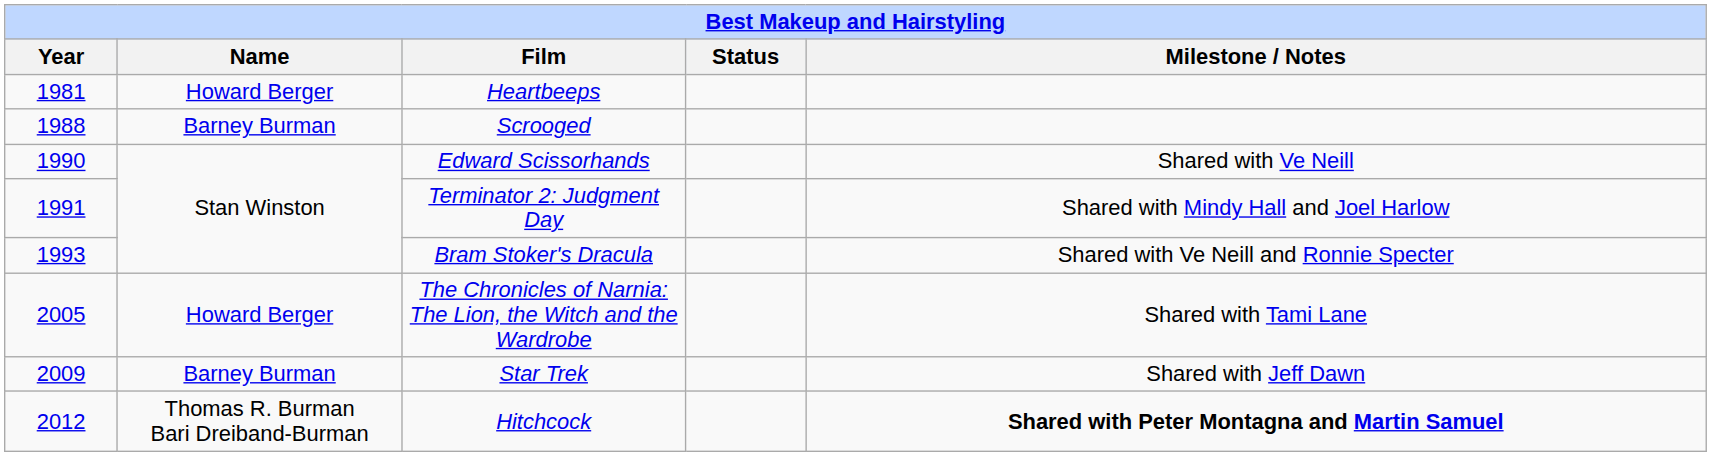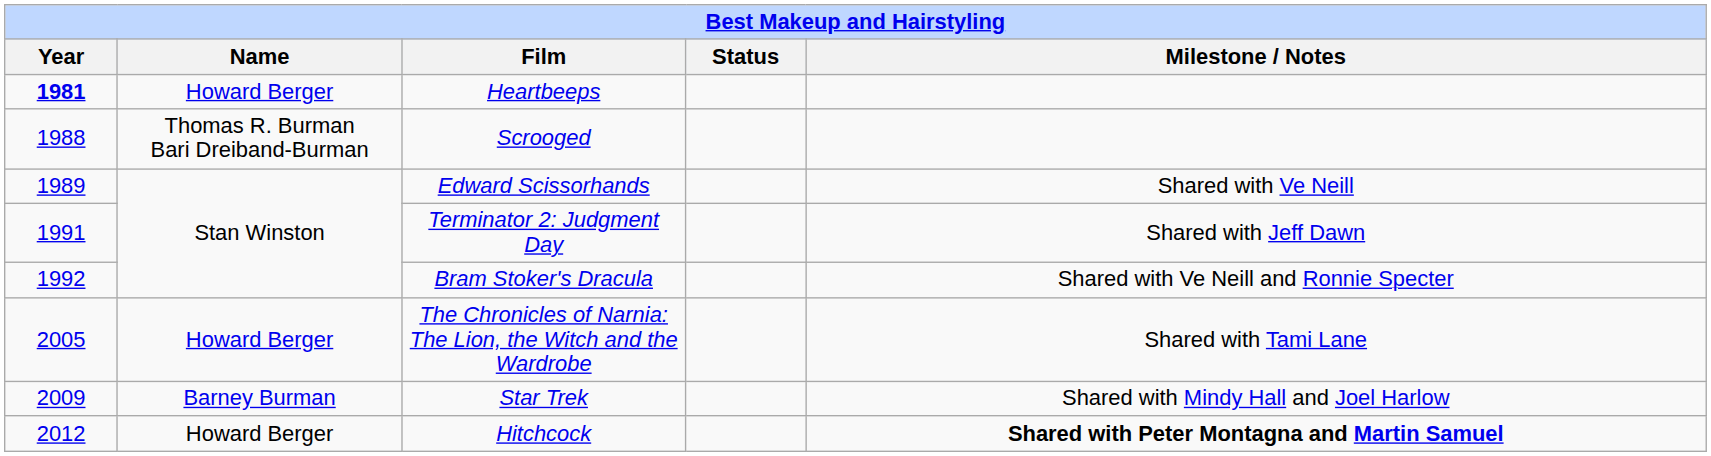(61, 91) normal -> (61, 91) bold
(260, 126) Barney Burman -> (260, 138) Thomas R. Burman Bari Dreiband-Burman
(61, 160) 1990 -> (61, 185) 1989
(1256, 208) Shared with Mindy Hall and Joel Harlow -> (1256, 232) Shared with Jeff Dawn
(61, 255) 1993 -> (61, 279) 1992
(1256, 373) Shared with Jeff Dawn -> (1256, 398) Shared with Mindy Hall and Joel Harlow
(260, 421) Thomas R. Burman Bari Dreiband-Burman -> (260, 433) Howard Berger
